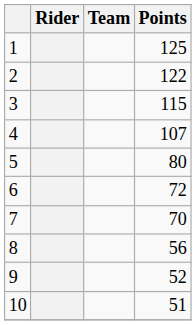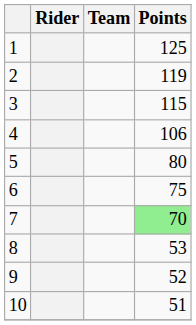(173, 76) 122 -> (174, 76) 119
(173, 133) 107 -> (173, 133) 106
(178, 190) 72 -> (178, 190) 75
(178, 219) no background -> (178, 219) lightgreen background
(178, 248) 56 -> (178, 248) 53
